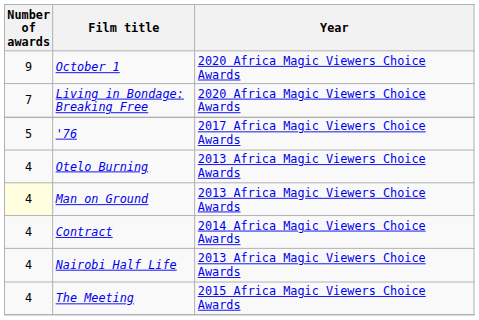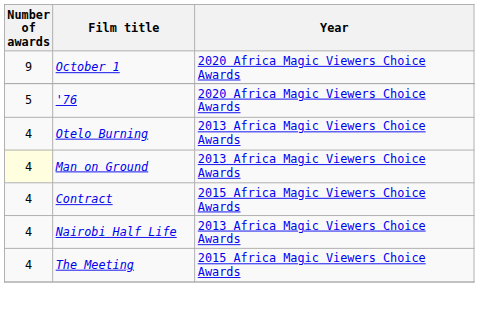- row: (120, 100)
(312, 133) 2017 Africa Magic Viewers Choice Awards -> (312, 100) 2020 Africa Magic Viewers Choice Awards
(312, 232) 2014 Africa Magic Viewers Choice Awards -> (312, 199) 2015 Africa Magic Viewers Choice Awards
